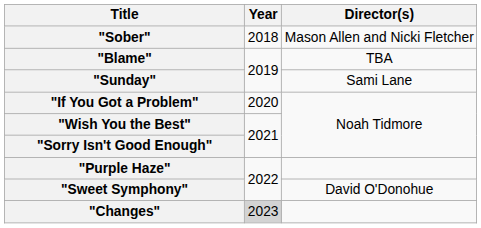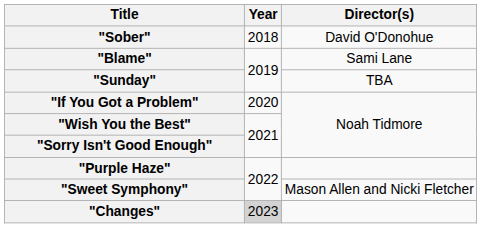(379, 37) Mason Allen and Nicki Fletcher -> (379, 37) David O'Donohue
(379, 59) TBA -> (379, 59) Sami Lane
(379, 80) Sami Lane -> (379, 80) TBA
(379, 189) David O'Donohue -> (379, 189) Mason Allen and Nicki Fletcher
